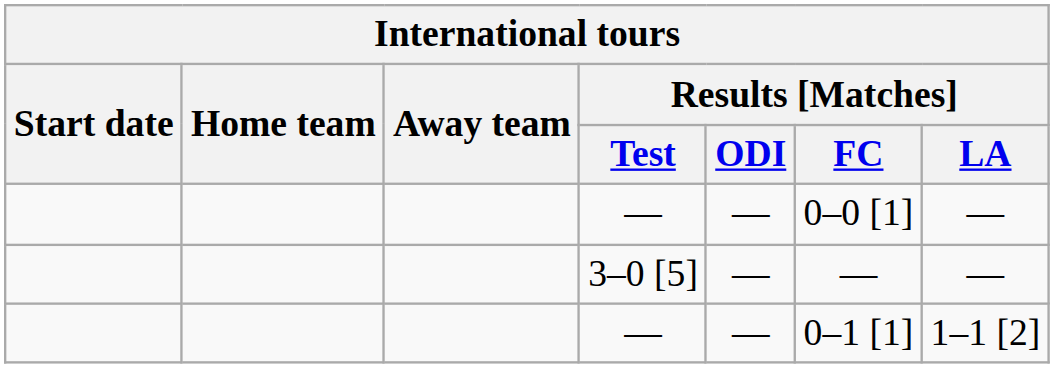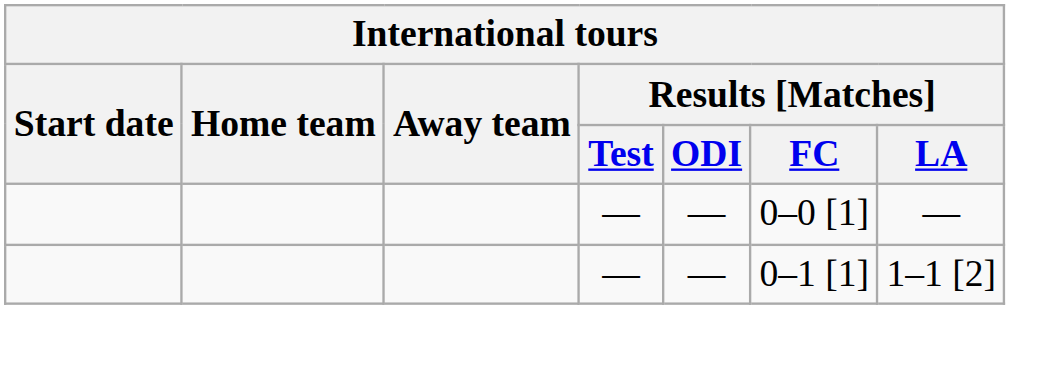- row: (94, 274)
